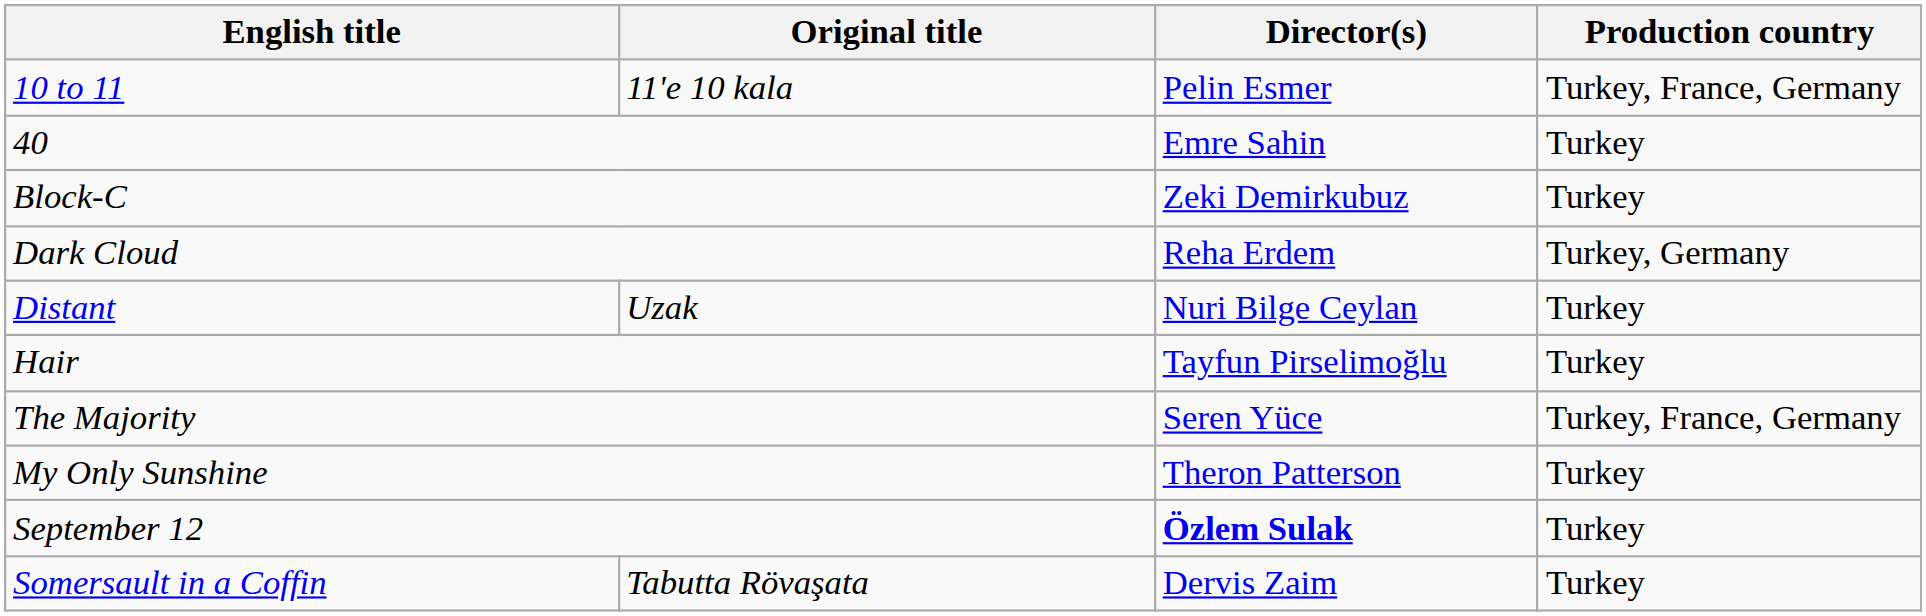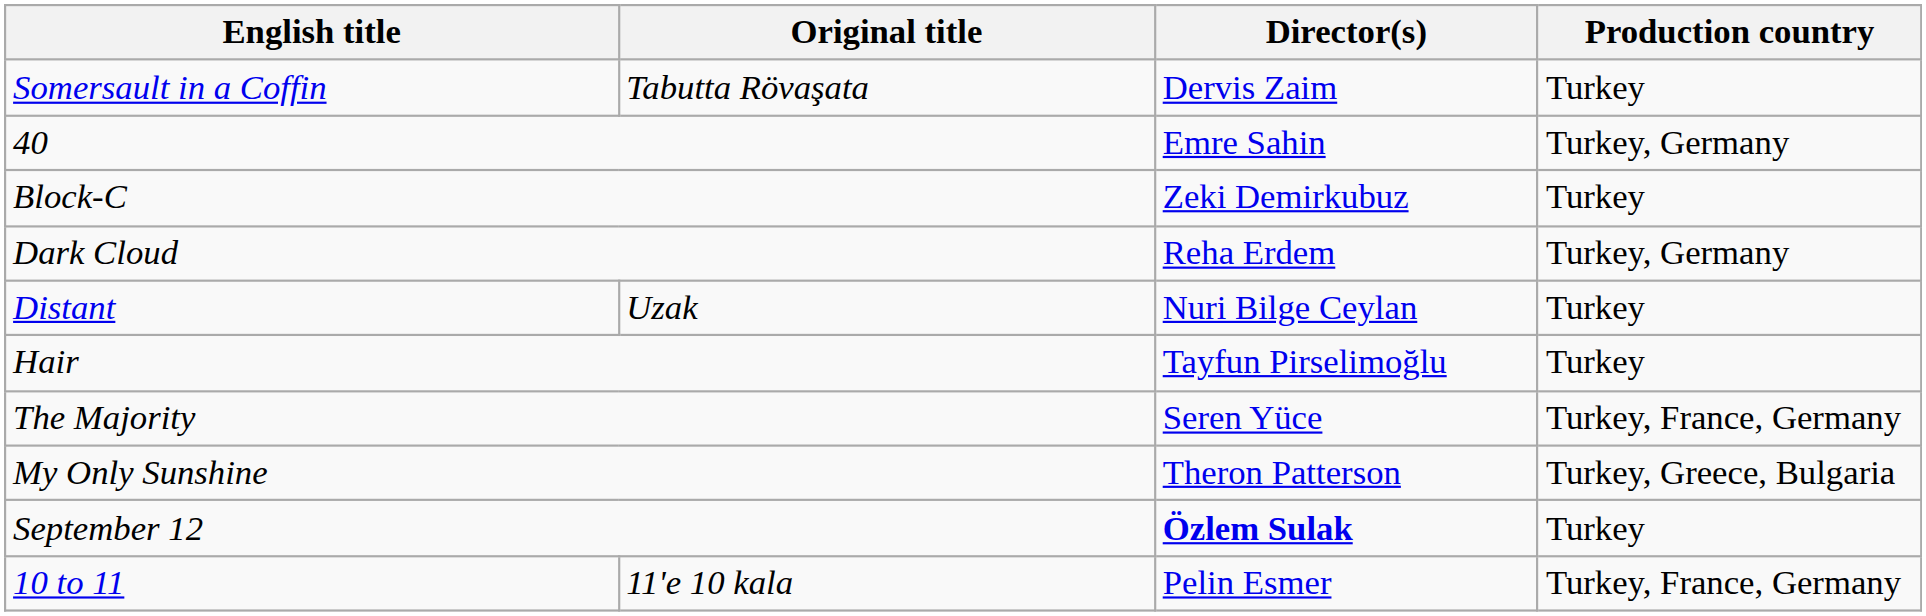rows swapped: (69, 87) <-> (170, 582)
(1595, 142) Turkey -> (1668, 142) Turkey, Germany
(1595, 472) Turkey -> (1721, 472) Turkey, Greece, Bulgaria
